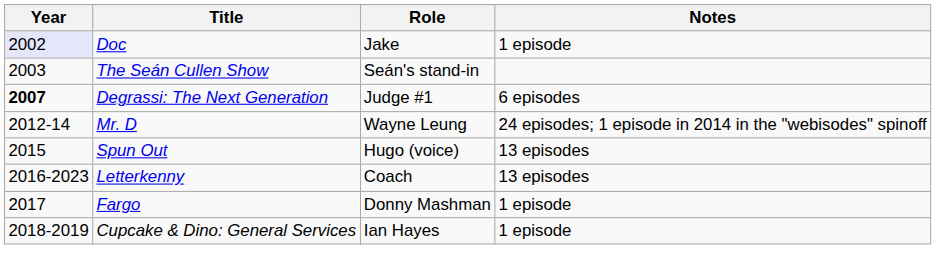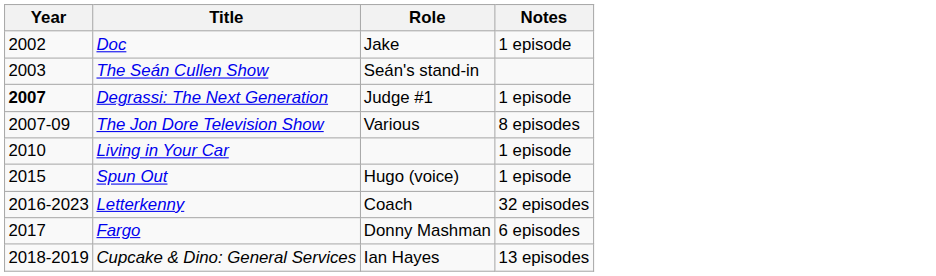(27, 44) lavender background -> (27, 44) no background
(539, 97) 6 episodes -> (535, 97) 1 episode
+ row: (210, 124)
+ row: (163, 151)
- row: (117, 124)
(544, 151) 13 episodes -> (535, 177) 1 episode
(544, 177) 13 episodes -> (544, 204) 32 episodes
(535, 204) 1 episode -> (539, 230) 6 episodes
(535, 230) 1 episode -> (544, 257) 13 episodes
